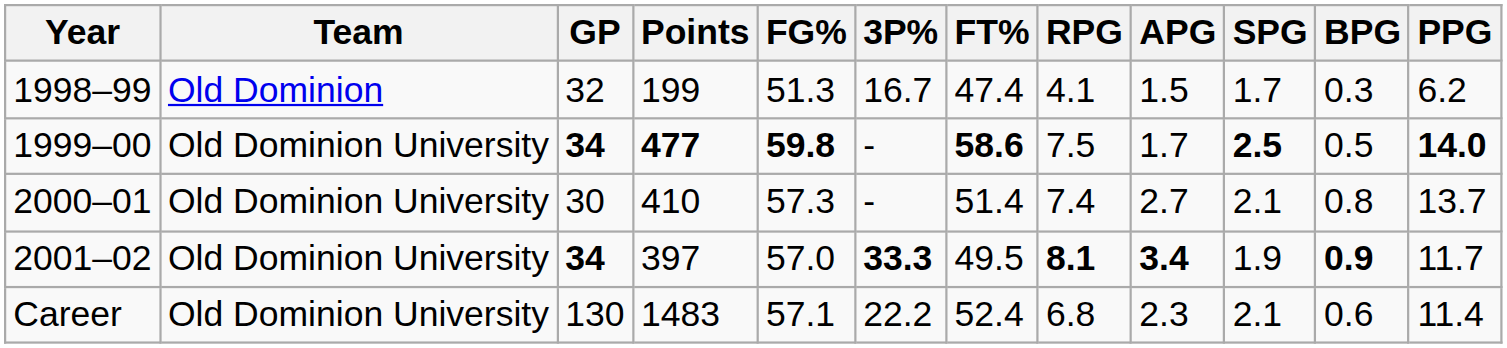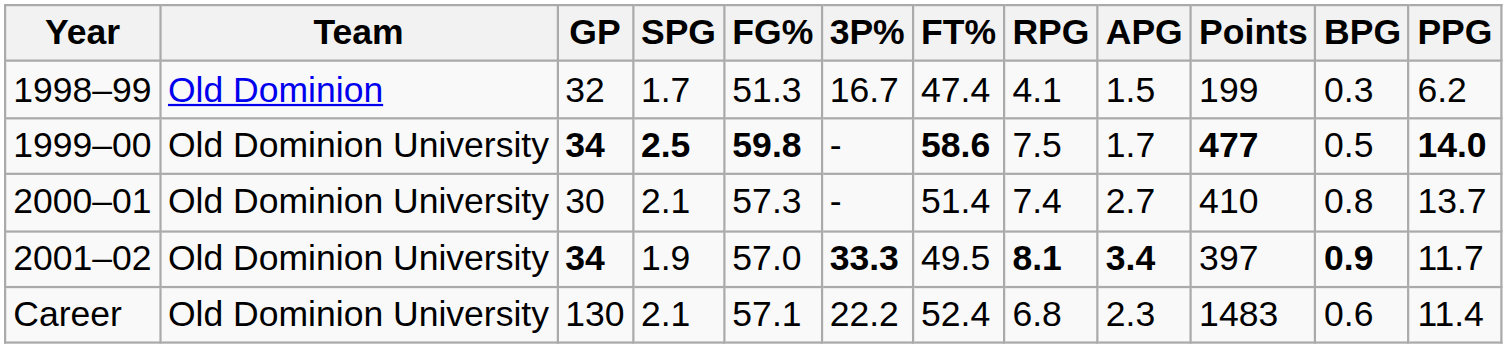columns swapped: (695, 32) <-> (1270, 32)
